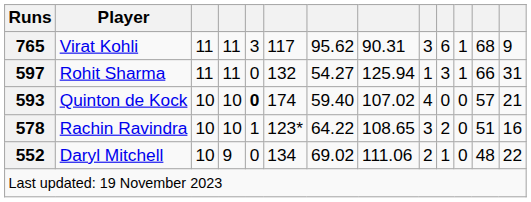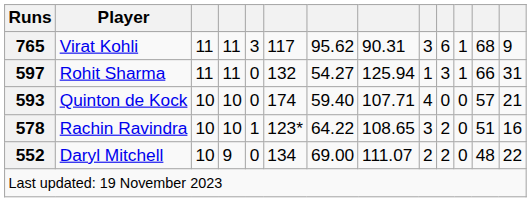(255, 100) bold -> (255, 100) normal
(389, 100) 107.02 -> (389, 100) 107.71
(333, 155) 69.02 -> (333, 155) 69.00
(387, 155) 111.06 -> (387, 155) 111.07
(445, 155) 1 -> (445, 155) 2
